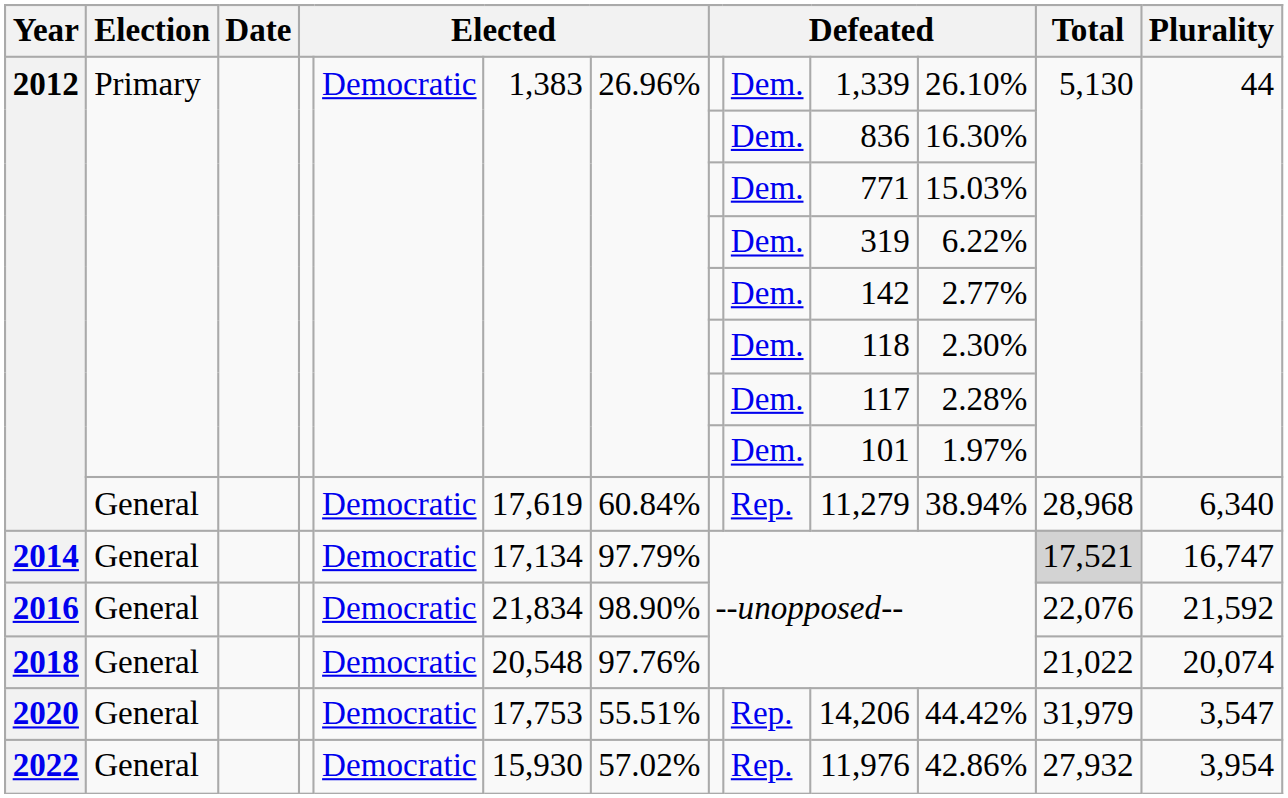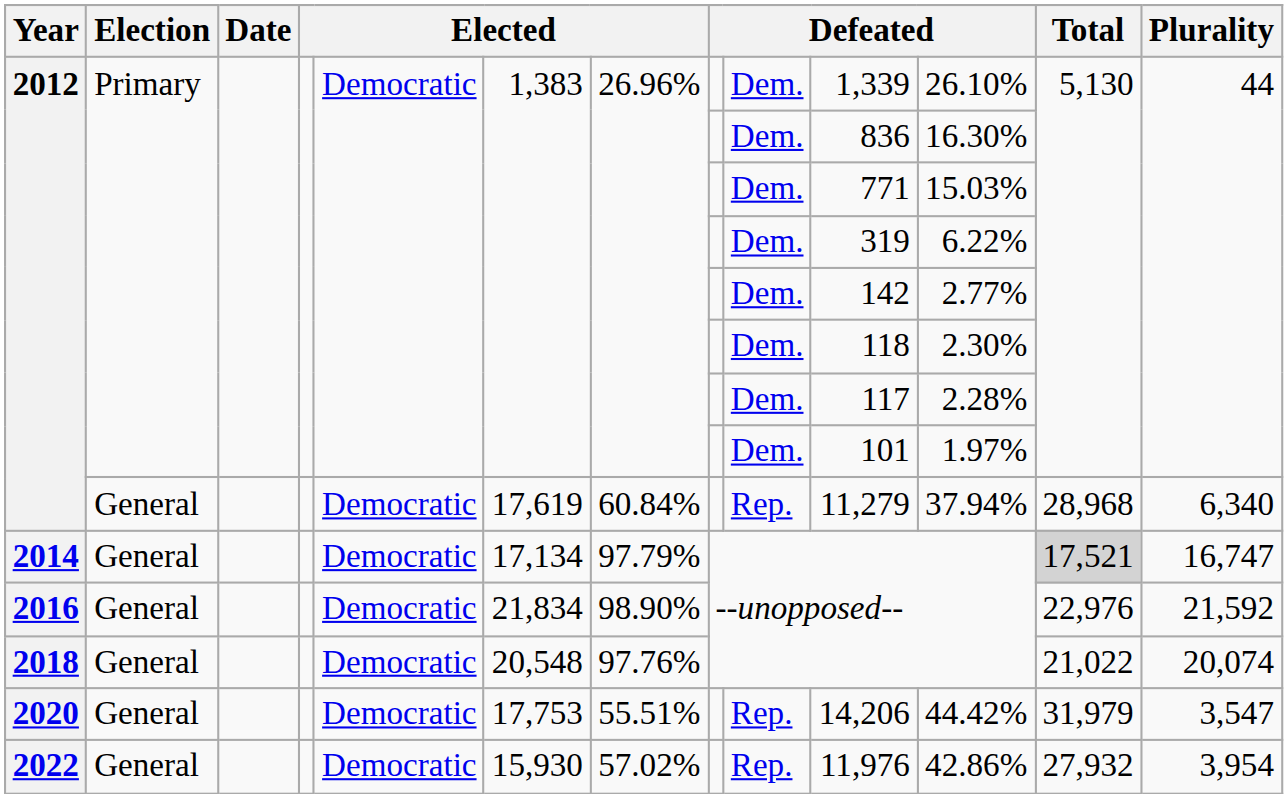(976, 503) 38.94% -> (976, 503) 37.94%
(1088, 608) 22,076 -> (1088, 608) 22,976
